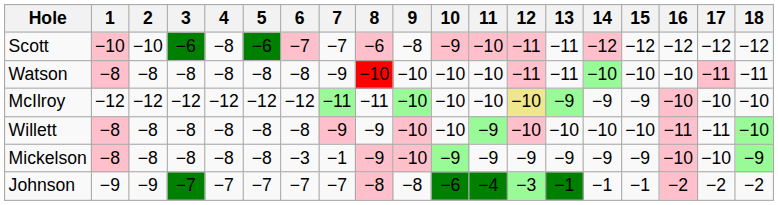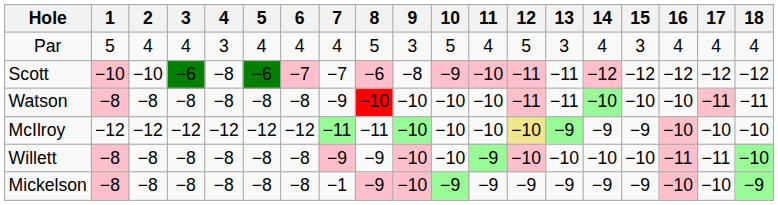+ row: (48, 46)
(300, 158) −3 -> (300, 185) −8
- row: (42, 185)
